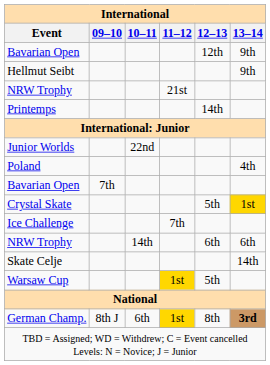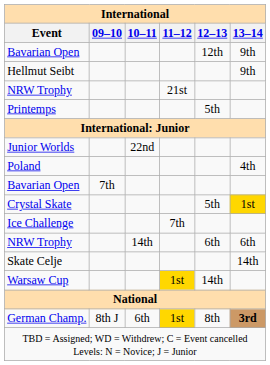(212, 109) 14th -> (212, 109) 5th
(212, 280) 5th -> (212, 280) 14th
